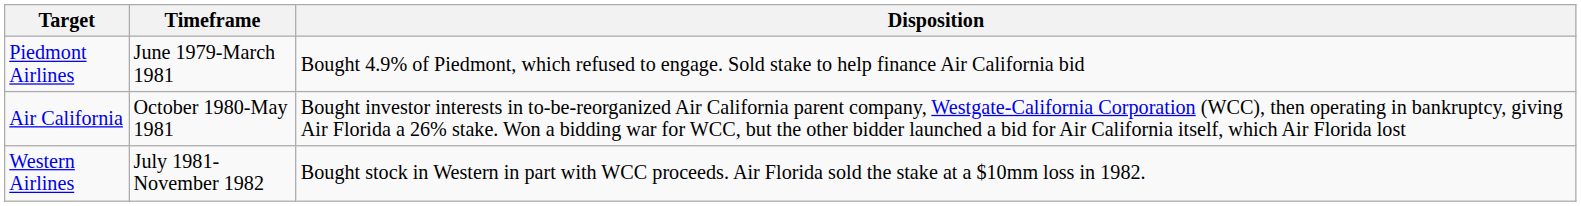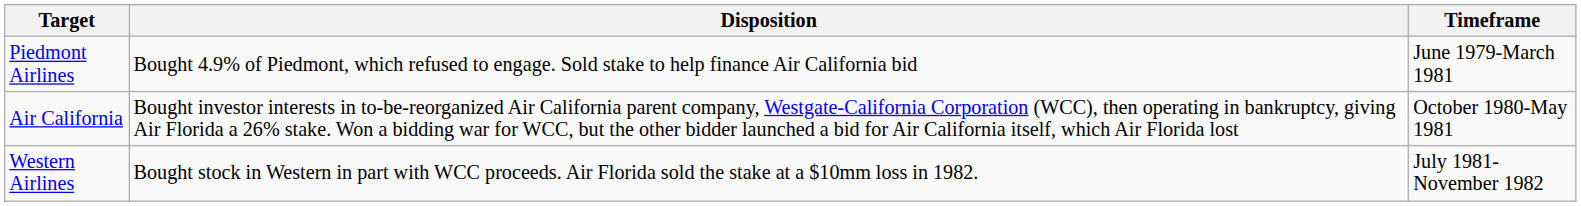columns swapped: (213, 20) <-> (936, 20)
